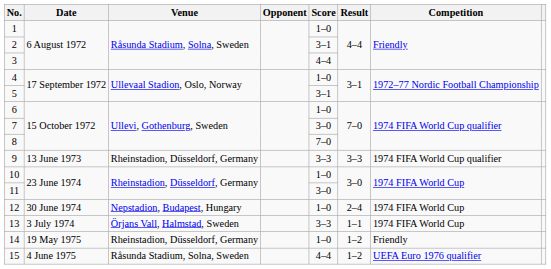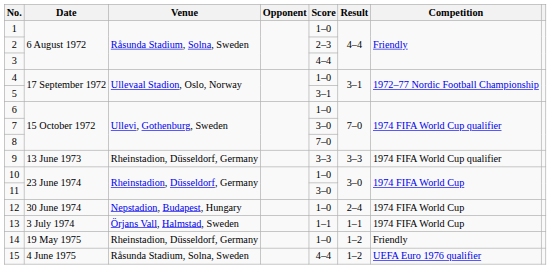(324, 45) 3–1 -> (324, 45) 2–3
(324, 223) 3–3 -> (324, 223) 1–1
